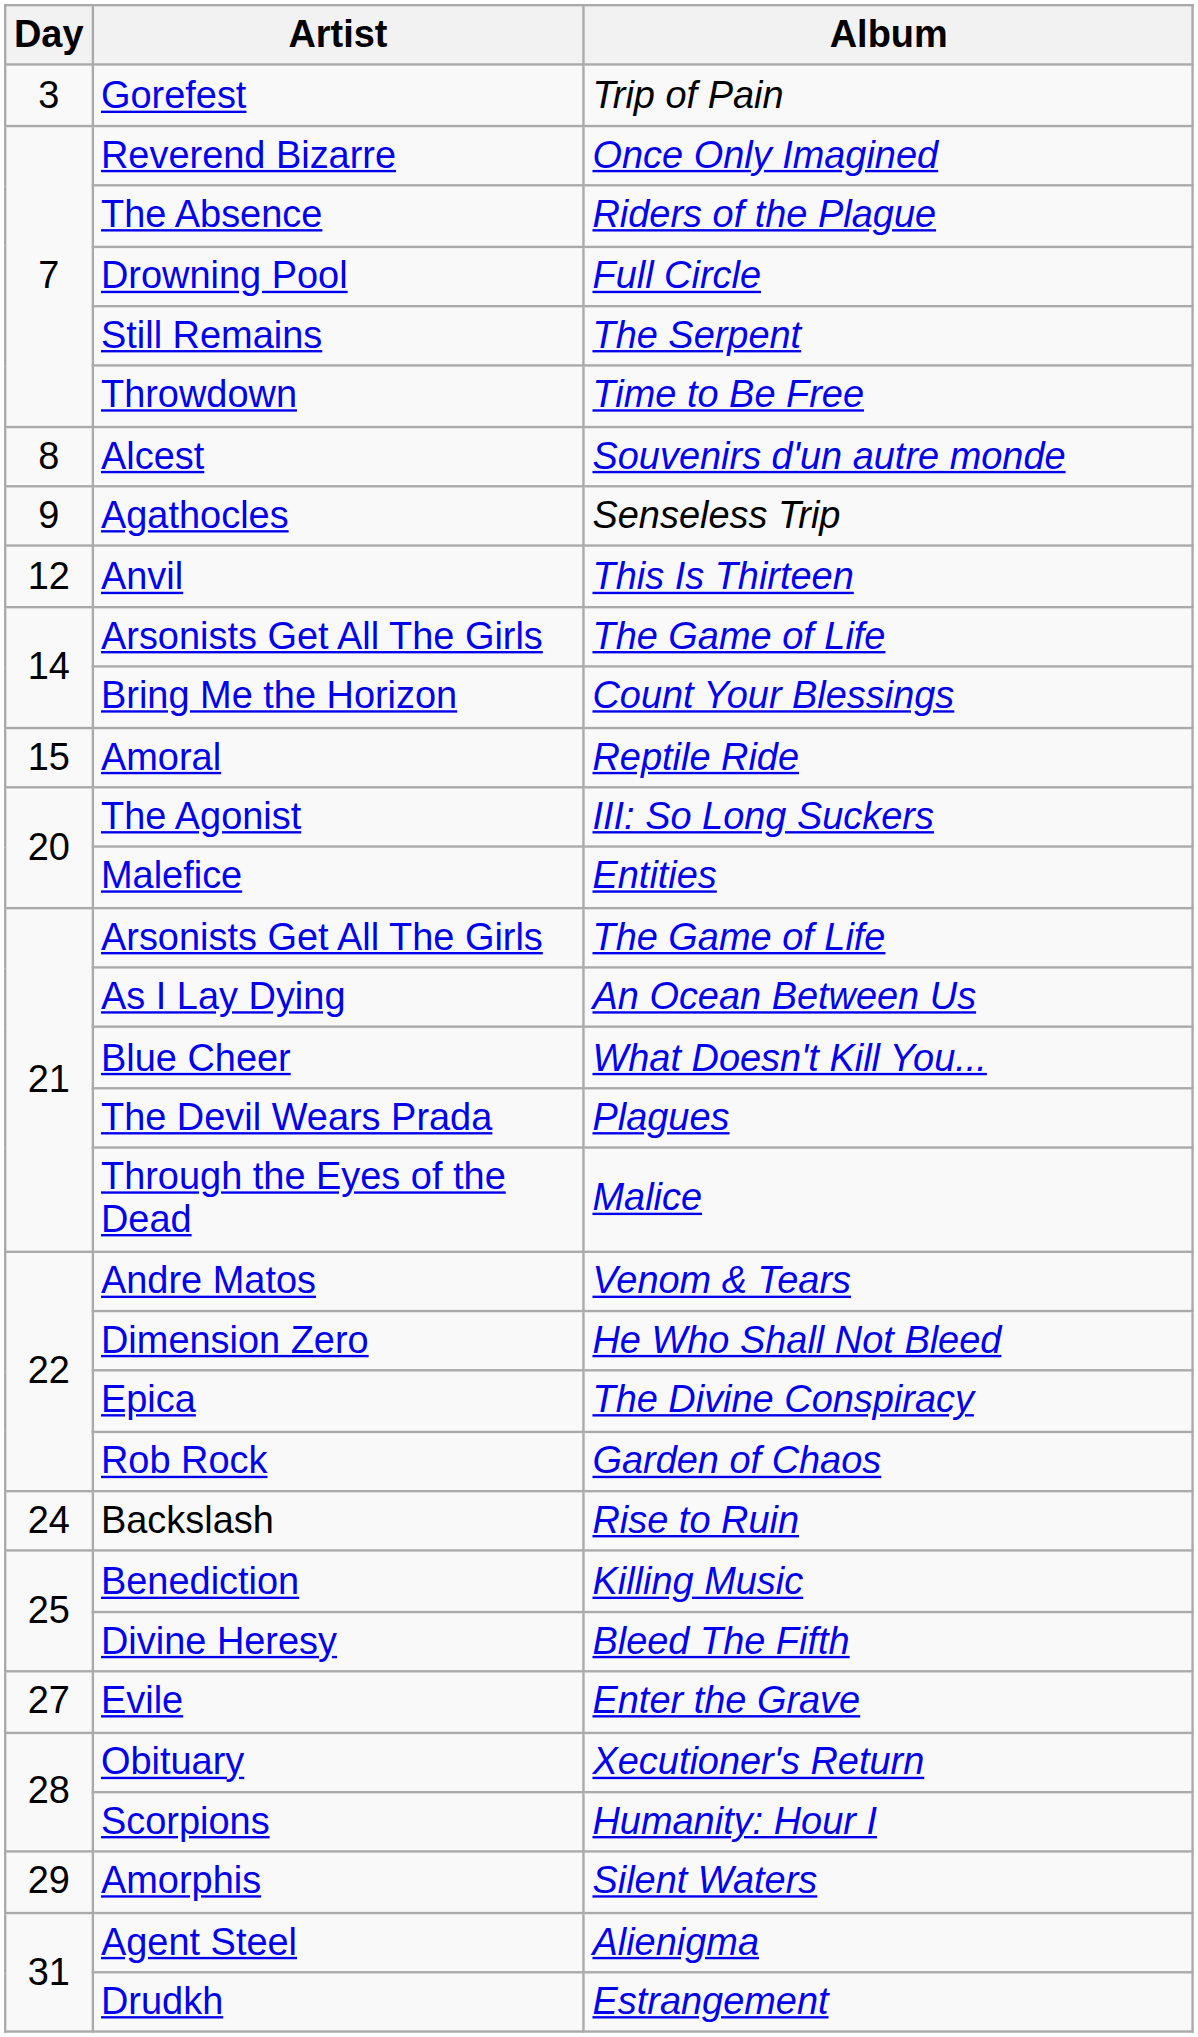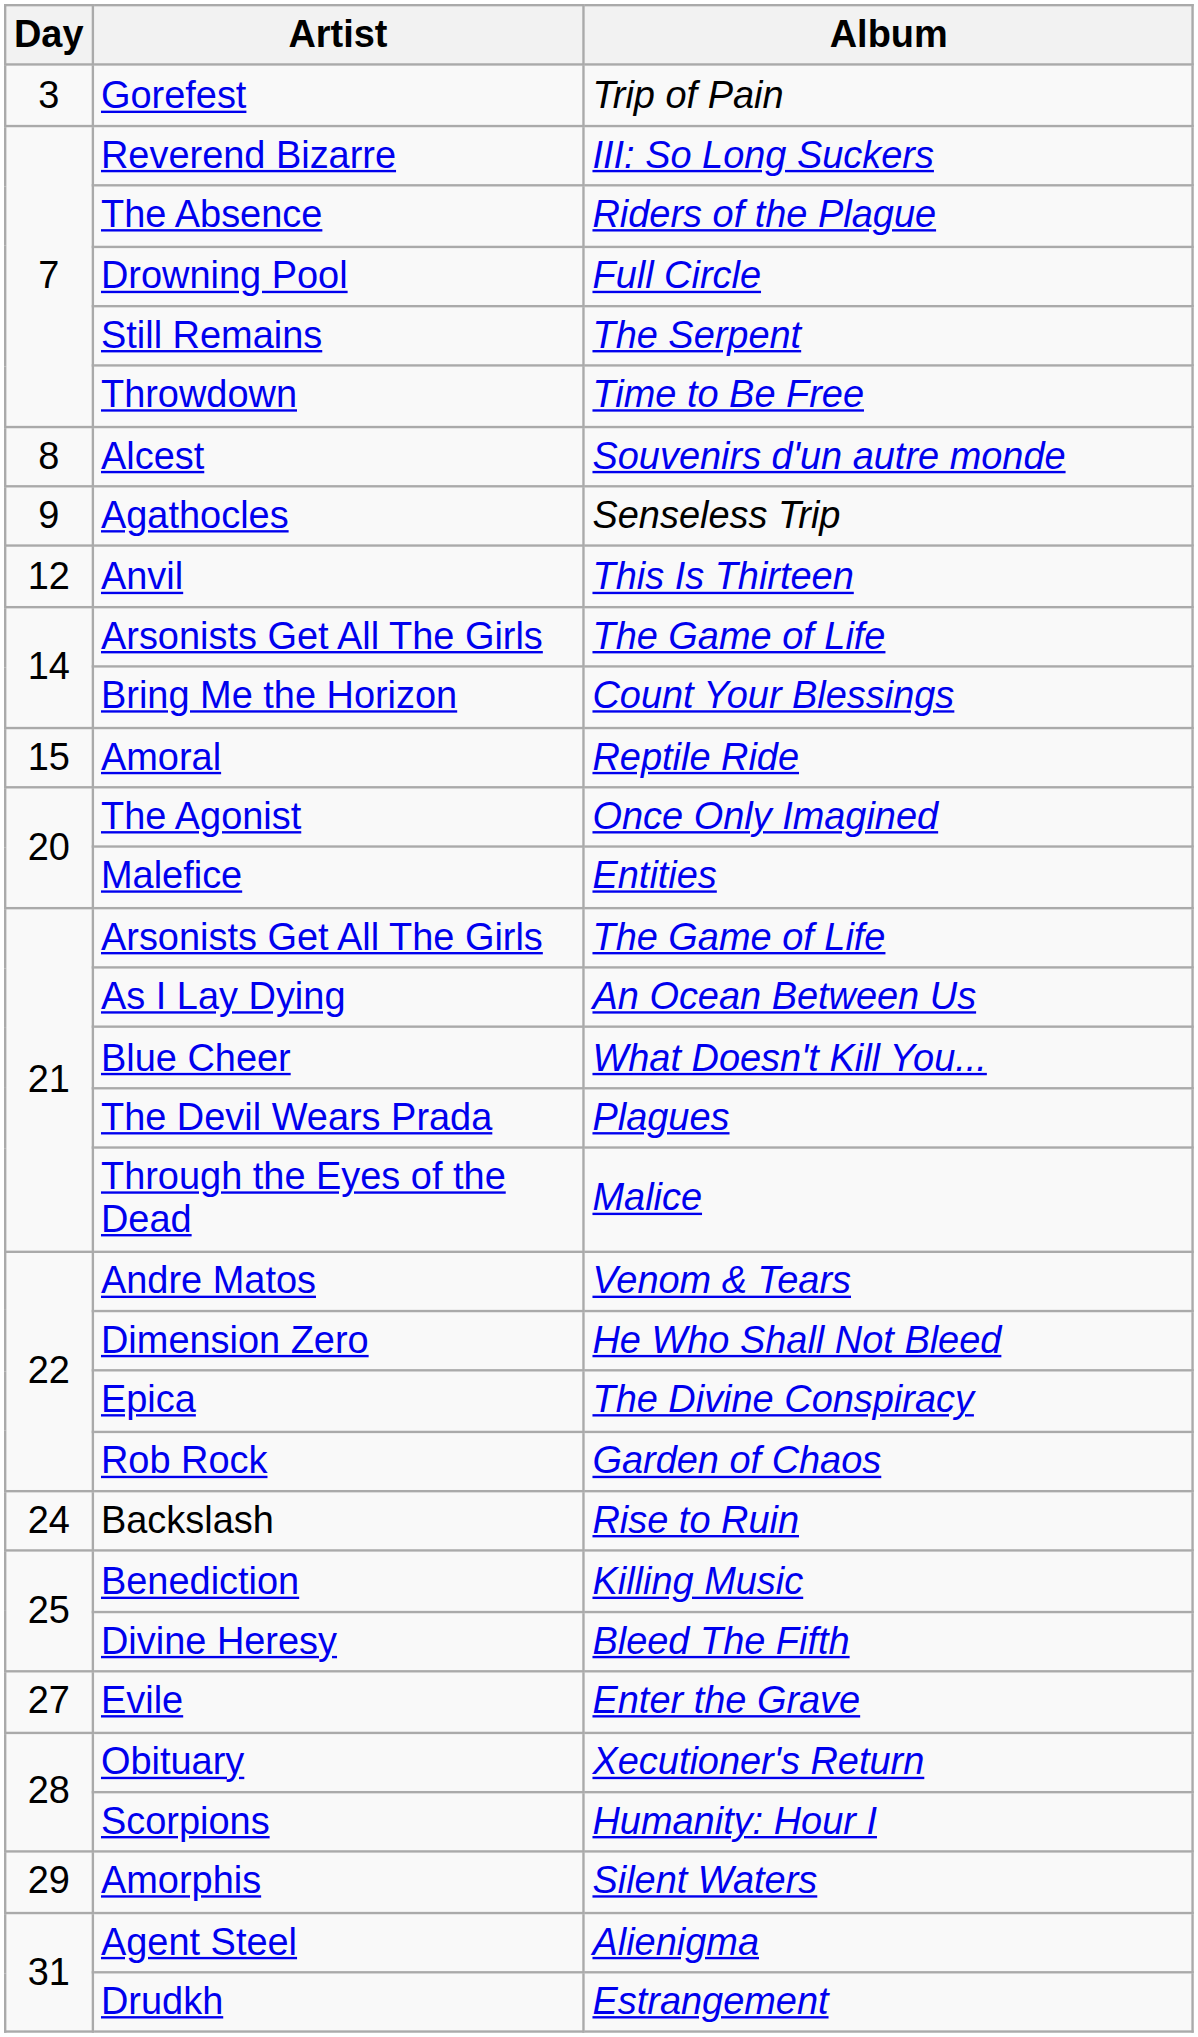(765, 154) Once Only Imagined -> (763, 154) III: So Long Suckers
(763, 816) III: So Long Suckers -> (765, 816) Once Only Imagined
